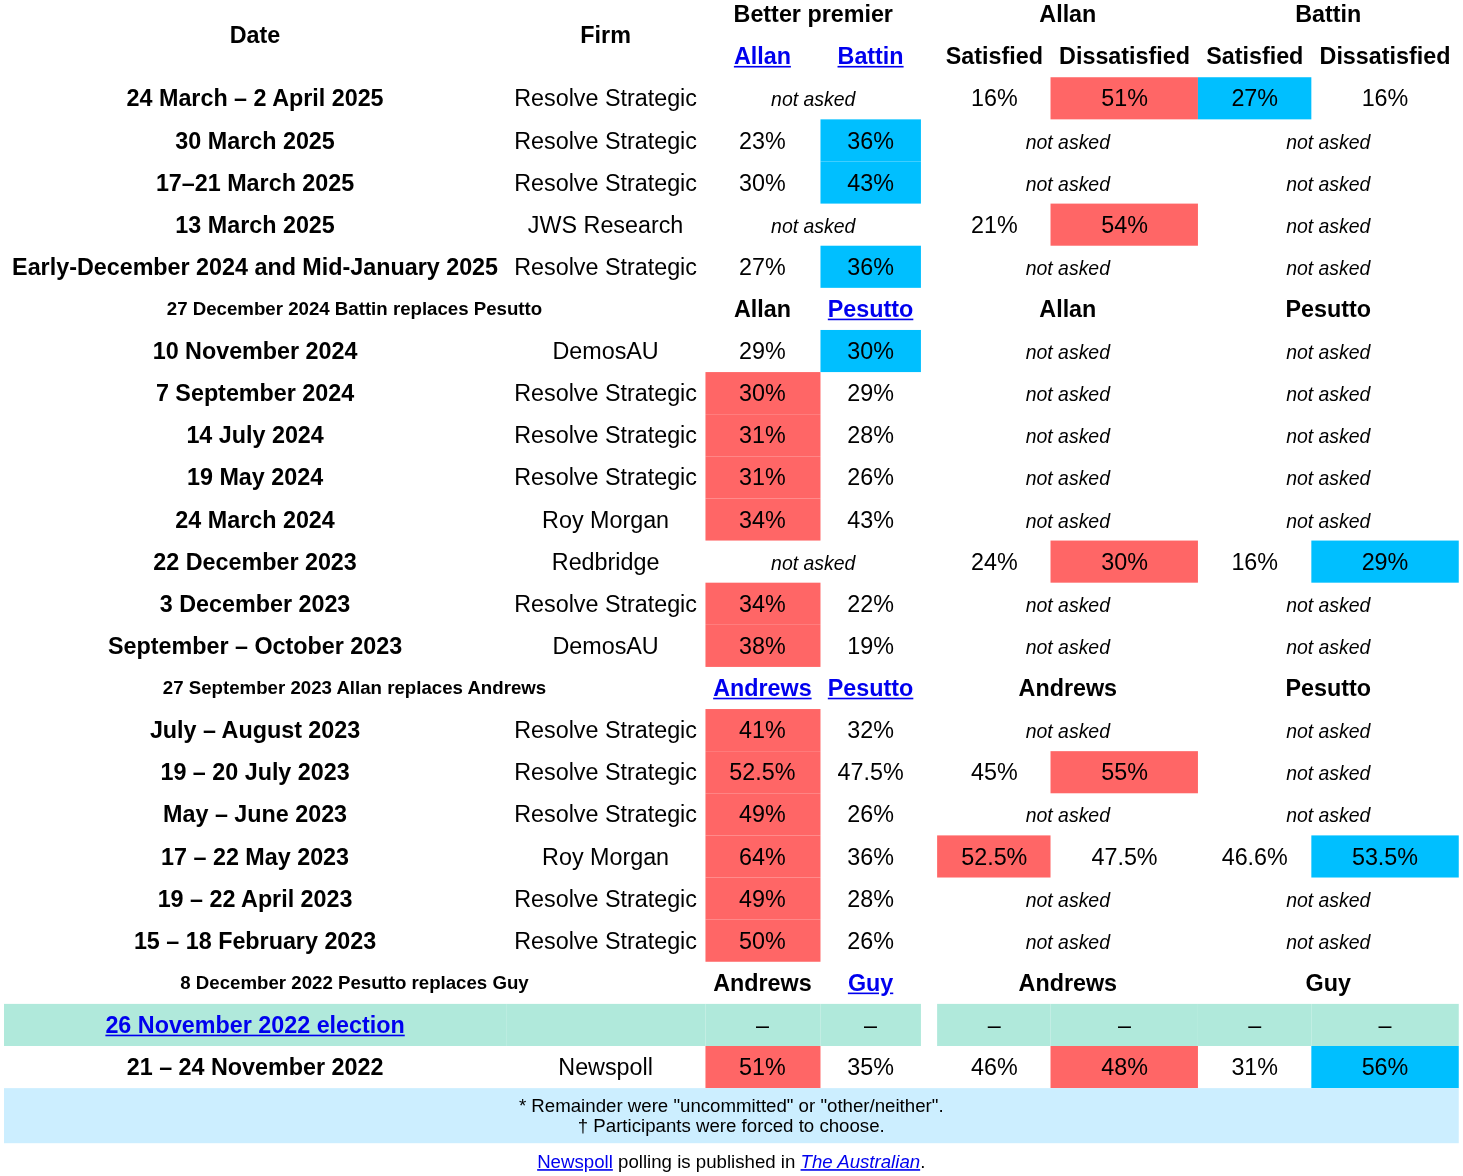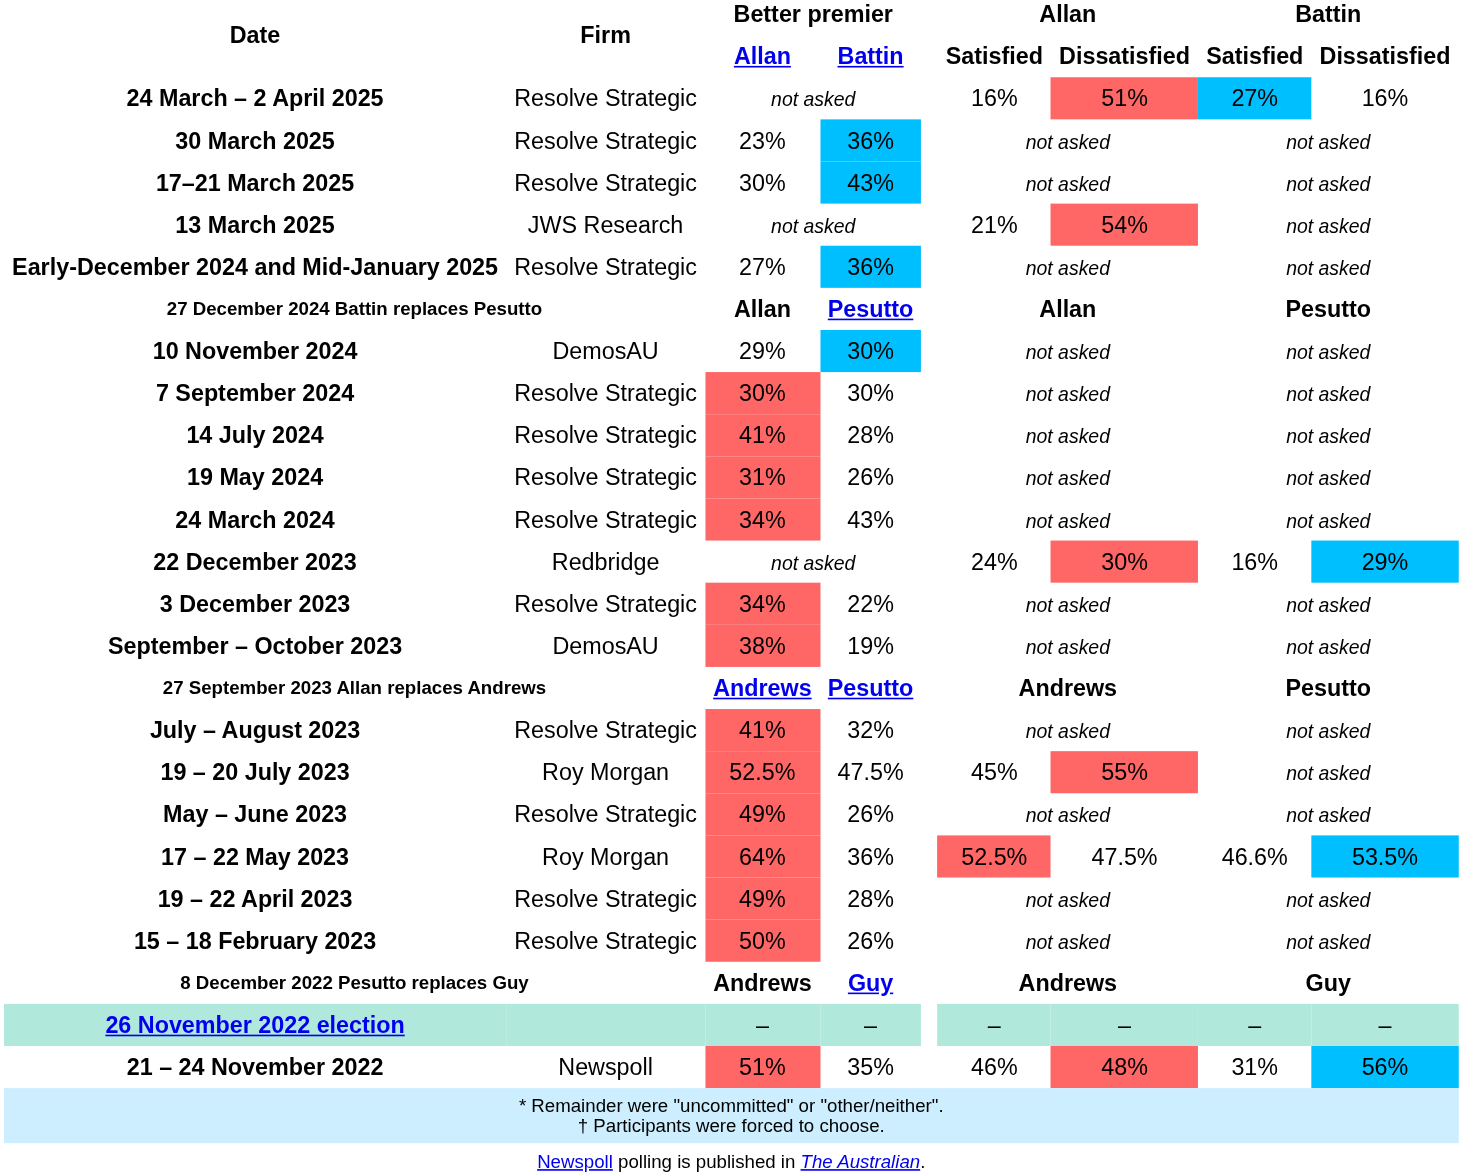(871, 393) 29% -> (871, 393) 30%
(762, 435) 31% -> (762, 435) 41%
(606, 520) Roy Morgan -> (606, 520) Resolve Strategic
(606, 772) Resolve Strategic -> (606, 772) Roy Morgan
